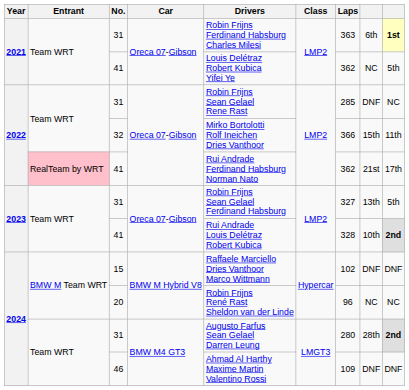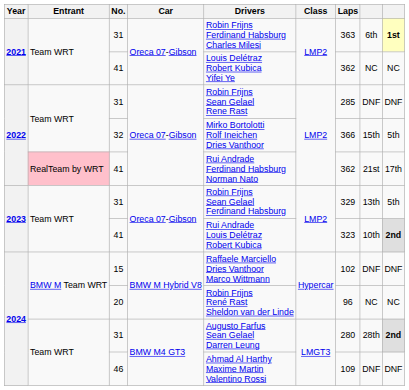(393, 69) 5th -> (393, 69) NC
(393, 102) NC -> (393, 102) DNF
(393, 135) 11th -> (393, 135) 5th
(348, 202) 327 -> (348, 202) 329
(348, 236) 328 -> (348, 236) 323
